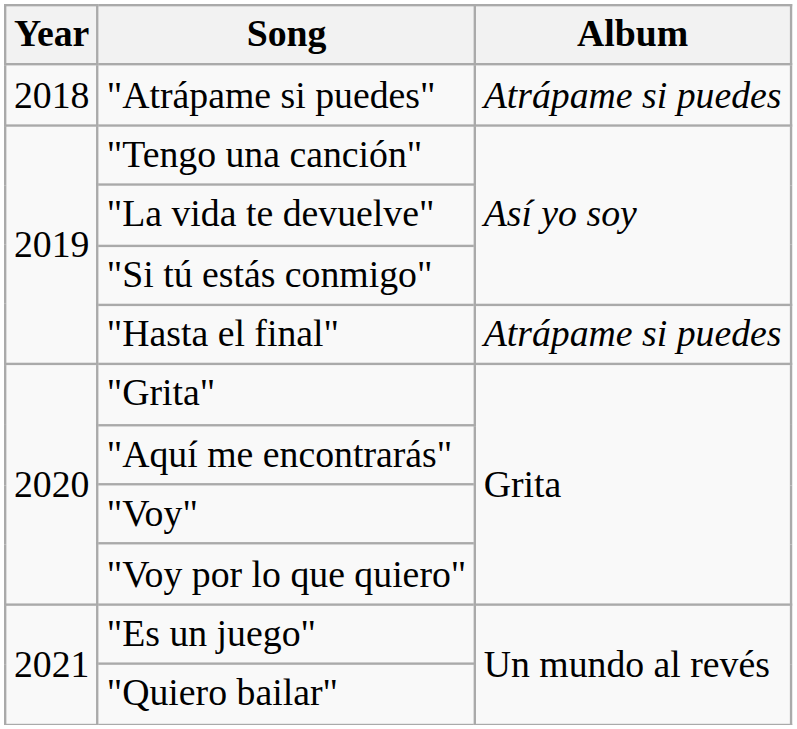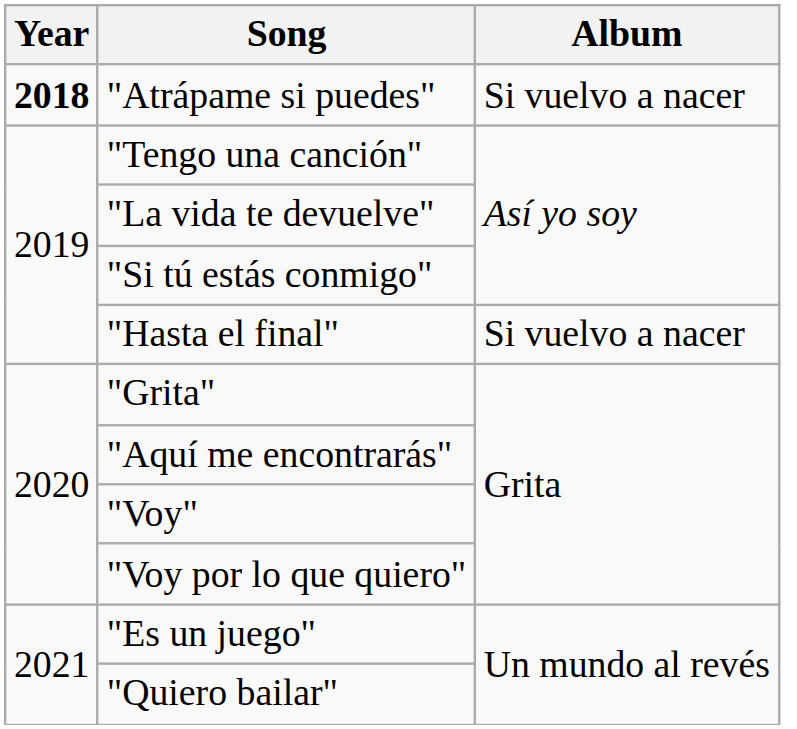(52, 94) normal -> (52, 94) bold
(633, 94) Atrápame si puedes -> (614, 94) Si vuelvo a nacer
(633, 333) Atrápame si puedes -> (614, 333) Si vuelvo a nacer
